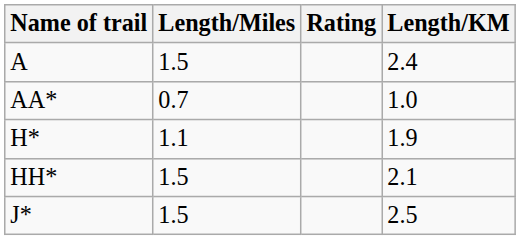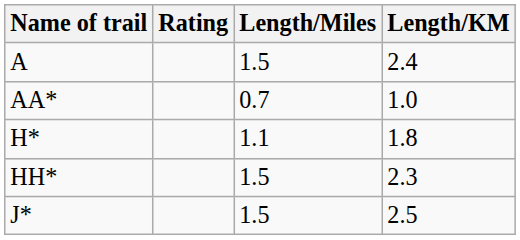columns swapped: (341, 23) <-> (227, 23)
(402, 138) 1.9 -> (402, 138) 1.8
(402, 176) 2.1 -> (402, 176) 2.3
